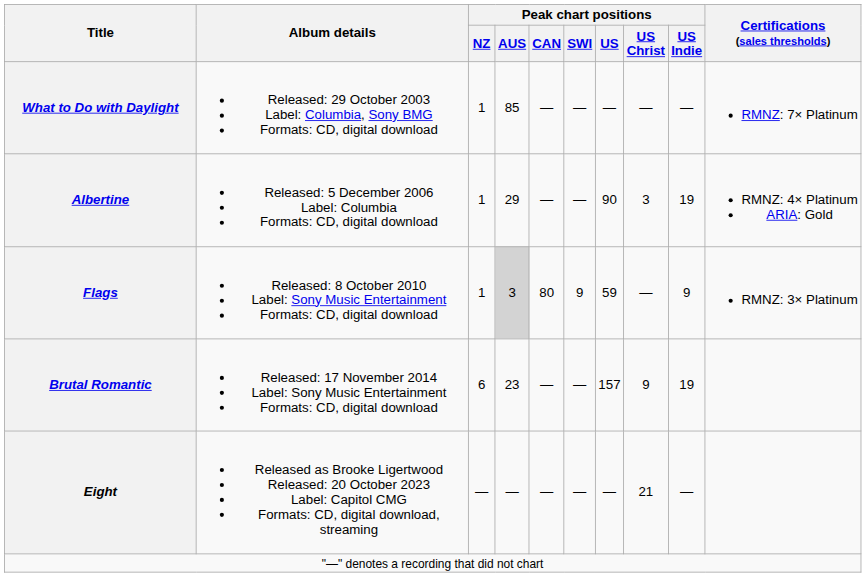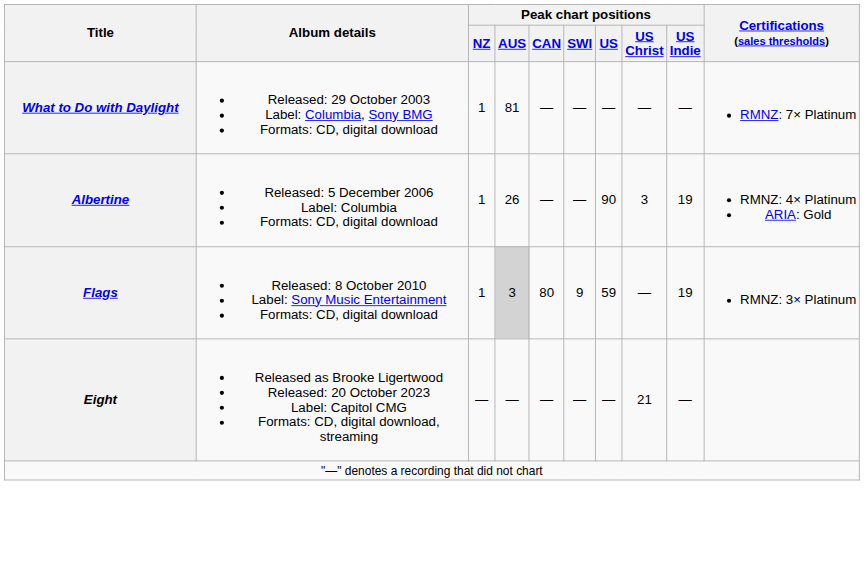(512, 107) 85 -> (512, 107) 81
(512, 200) 29 -> (512, 200) 26
(687, 292) 9 -> (685, 292) 19
- row: (100, 385)
